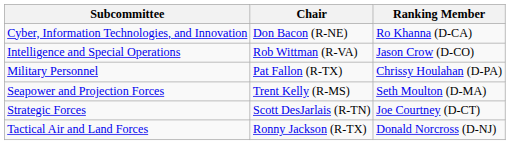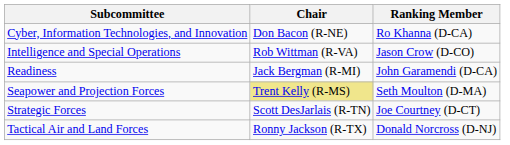- row: (53, 71)
+ row: (32, 71)
(301, 91) no background -> (301, 91) khaki background
